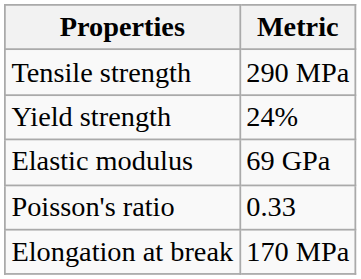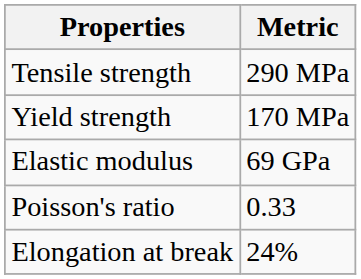(272, 116) 24% -> (298, 116) 170 MPa
(298, 251) 170 MPa -> (272, 251) 24%
